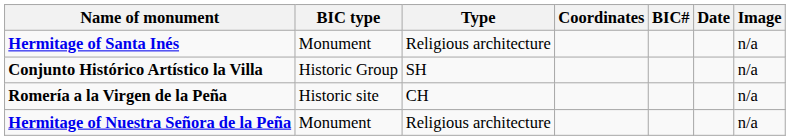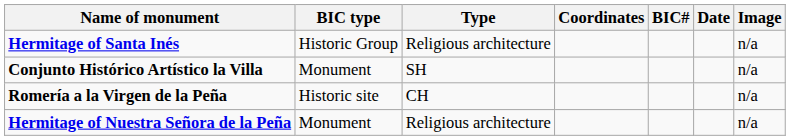(335, 43) Monument -> (348, 43) Historic Group
(348, 69) Historic Group -> (335, 69) Monument
